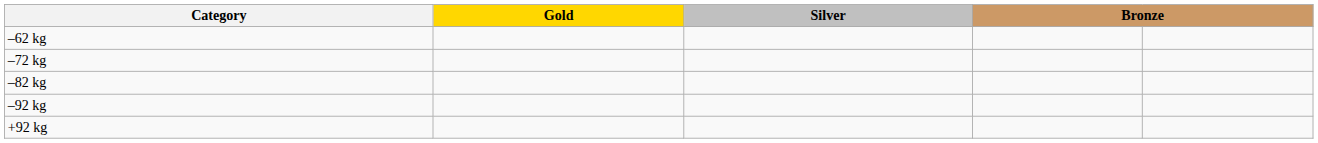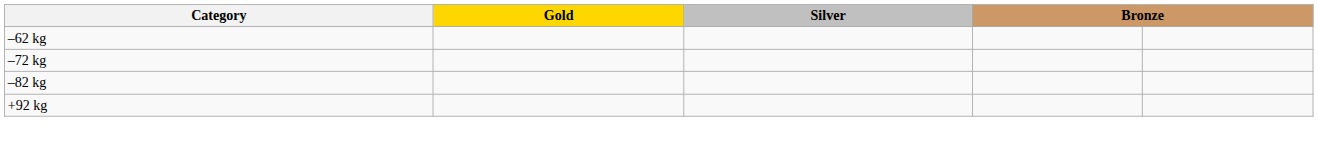- row: (27, 104)
